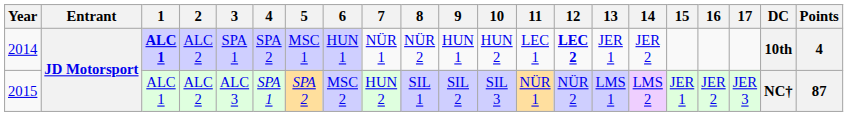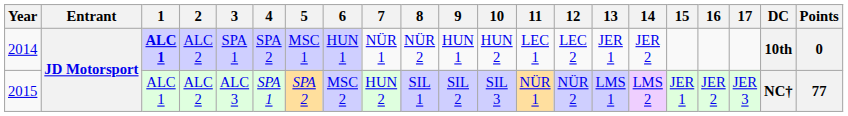(573, 49) bold -> (573, 49) normal
(819, 49) 4 -> (819, 49) 0
(819, 90) 87 -> (819, 90) 77
